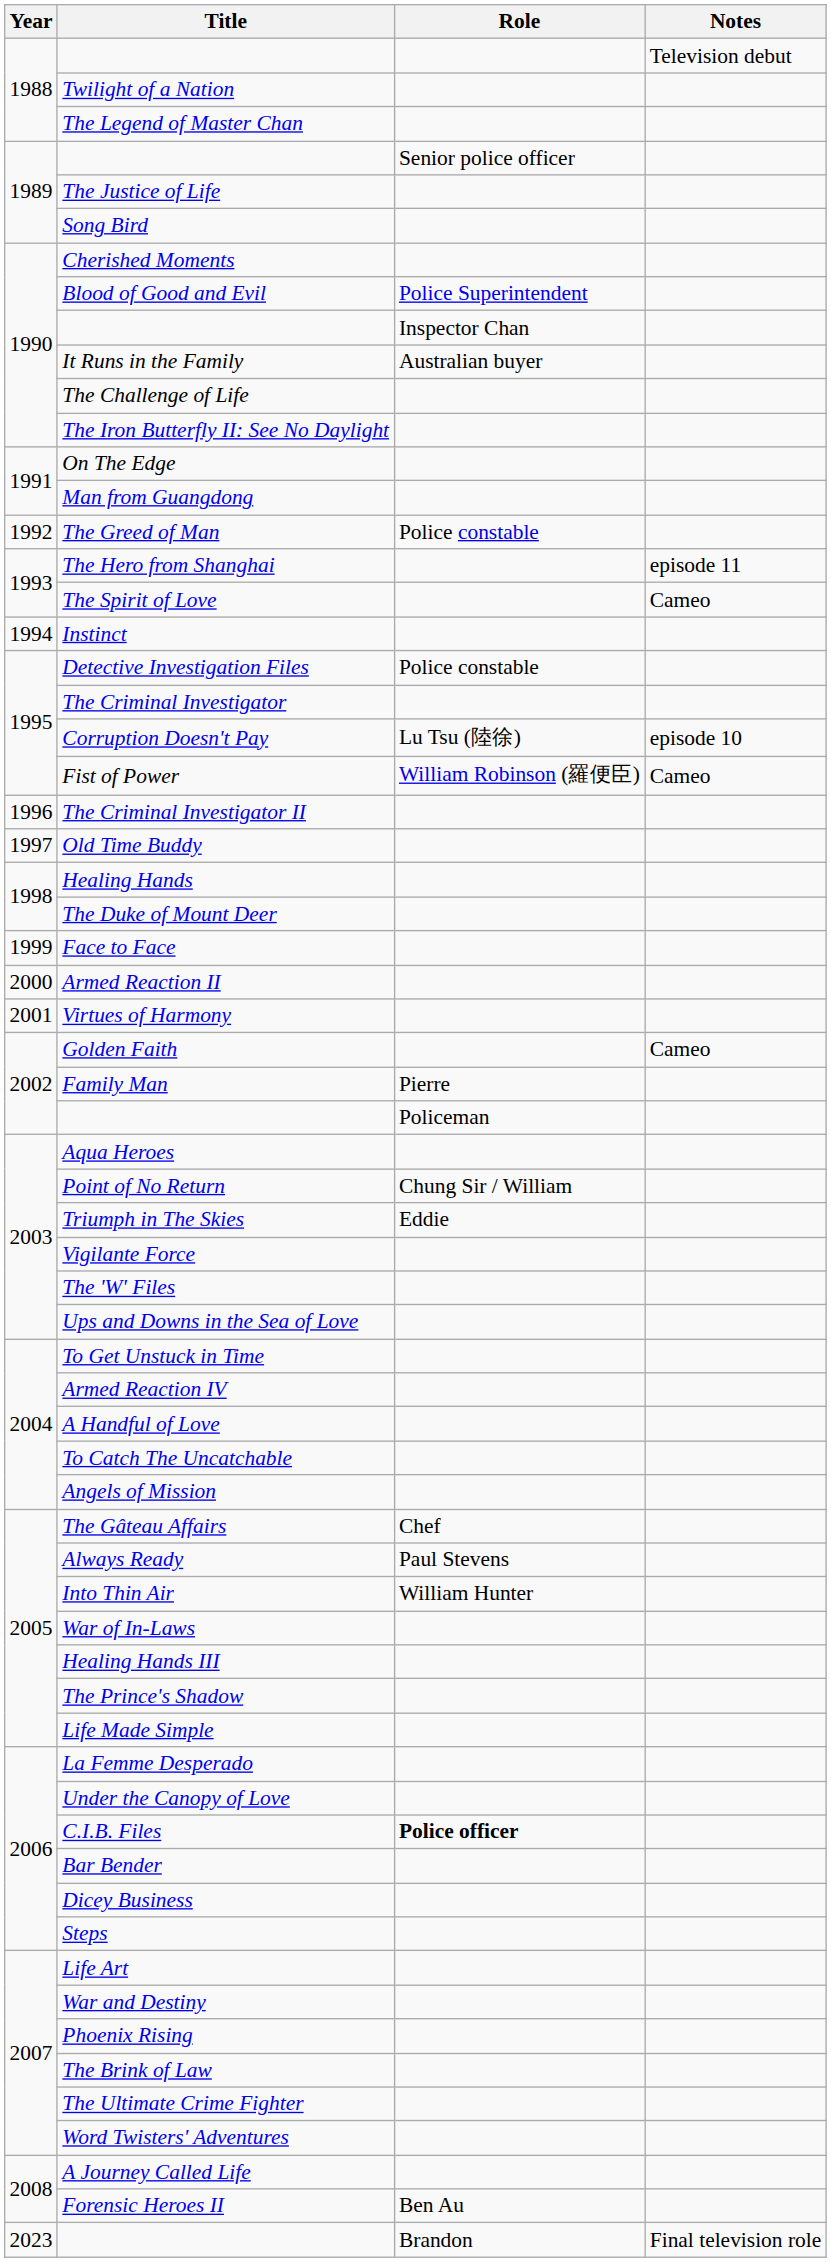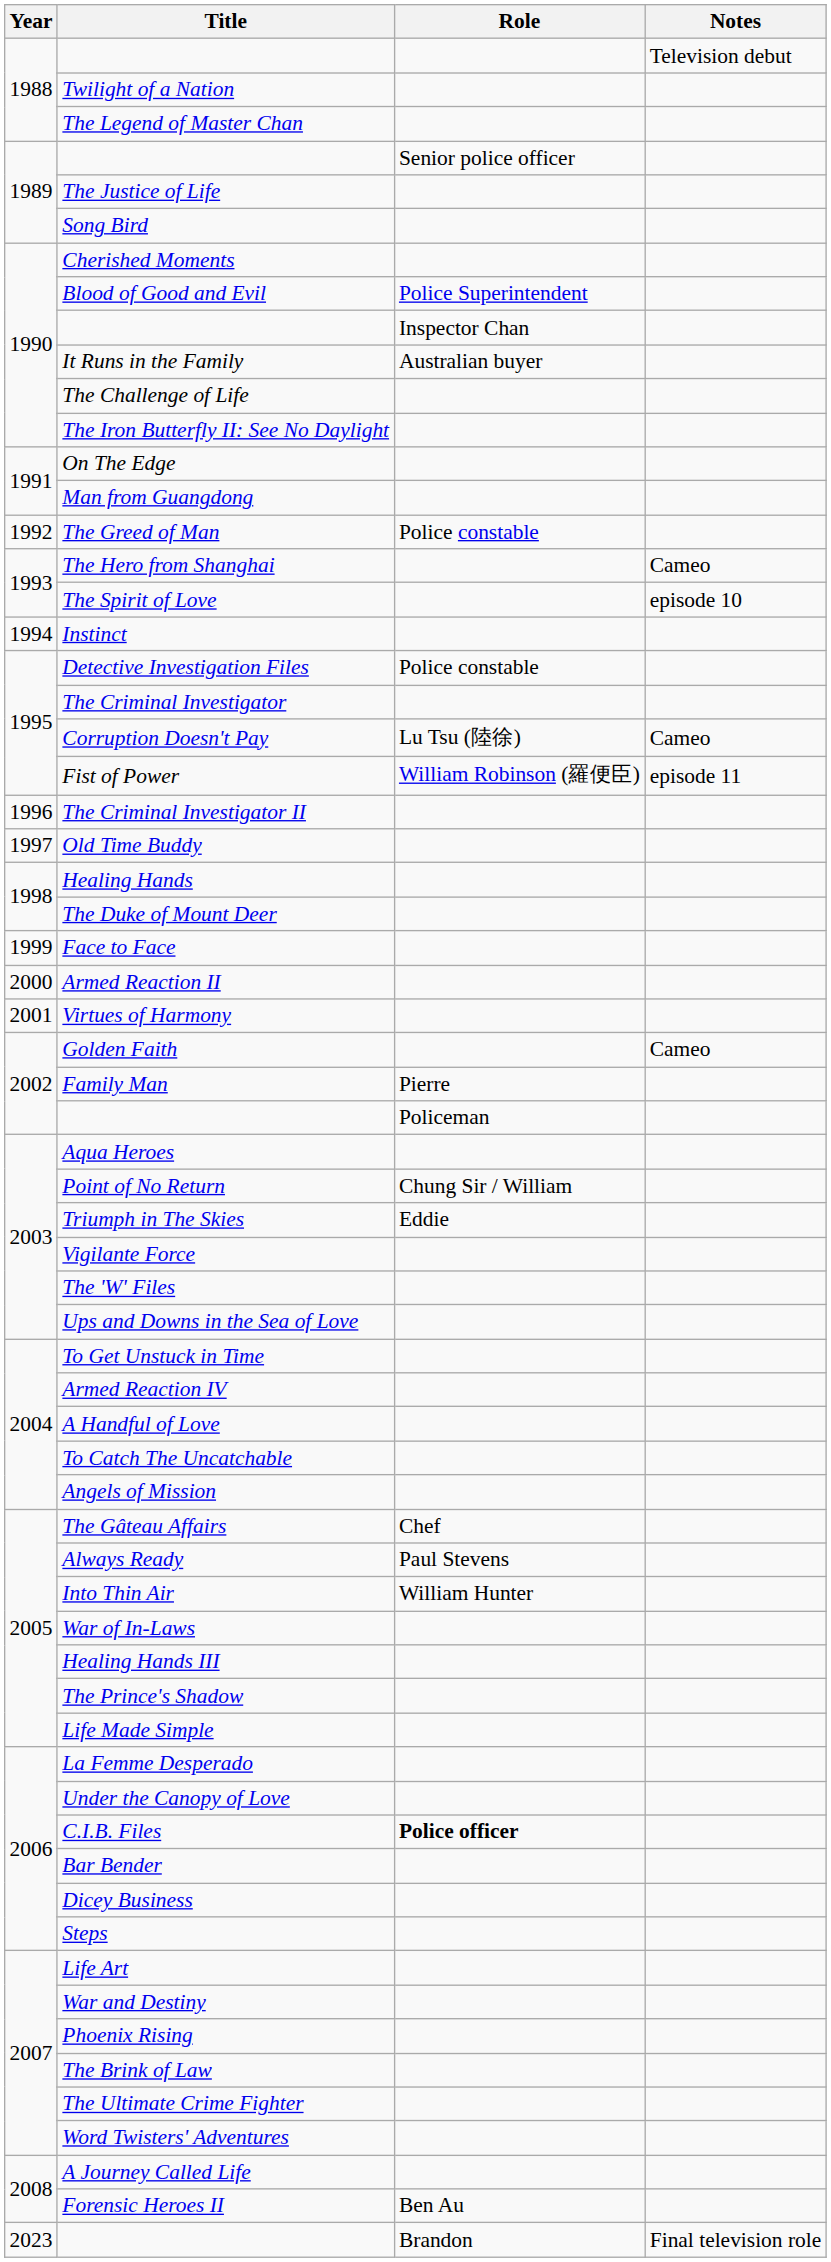(696, 565) episode 11 -> (680, 565) Cameo
(680, 599) Cameo -> (696, 599) episode 10
(696, 737) episode 10 -> (680, 737) Cameo
(680, 775) Cameo -> (696, 775) episode 11
